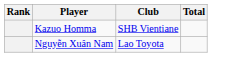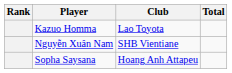(148, 28) SHB Vientiane -> (141, 28) Lao Toyota
(141, 44) Lao Toyota -> (148, 44) SHB Vientiane
+ row: (65, 60)
